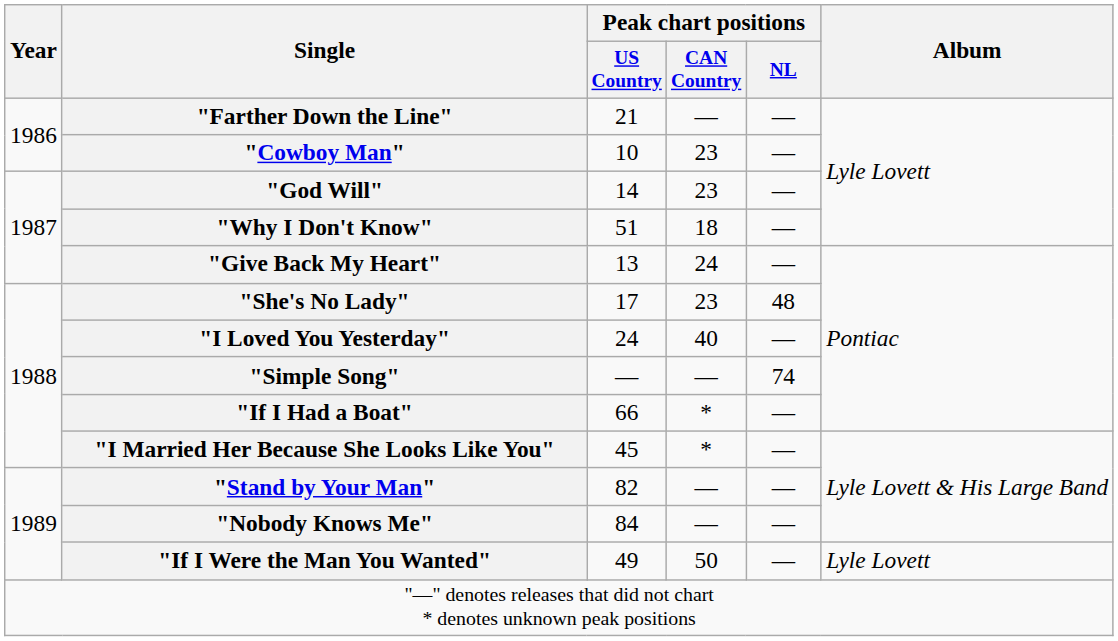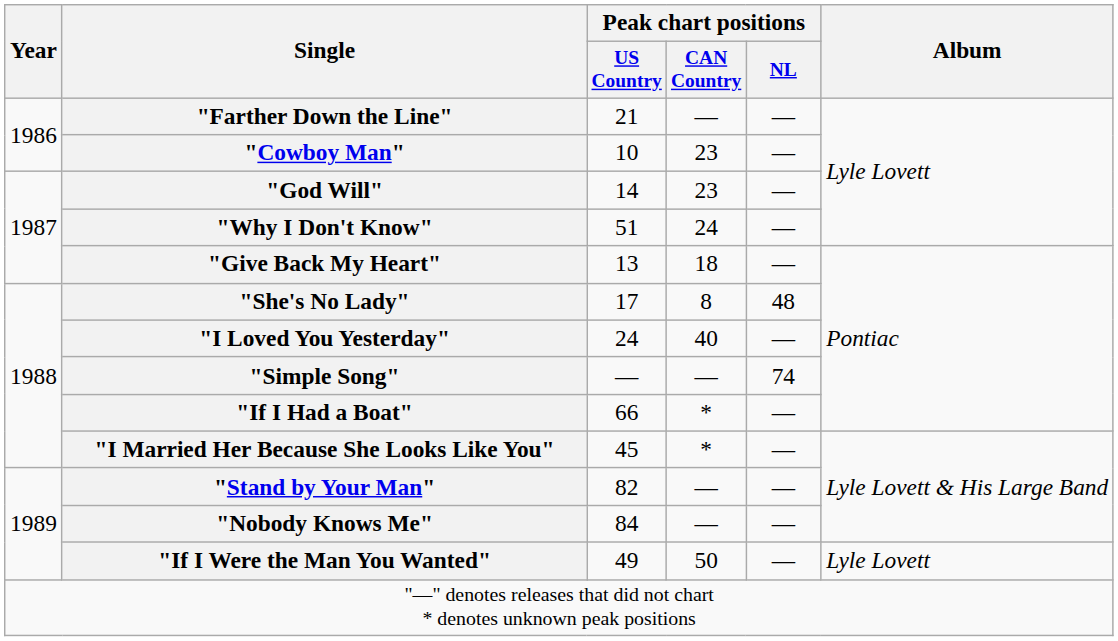(706, 227) 18 -> (706, 227) 24
(706, 264) 24 -> (706, 264) 18
(706, 301) 23 -> (706, 301) 8
